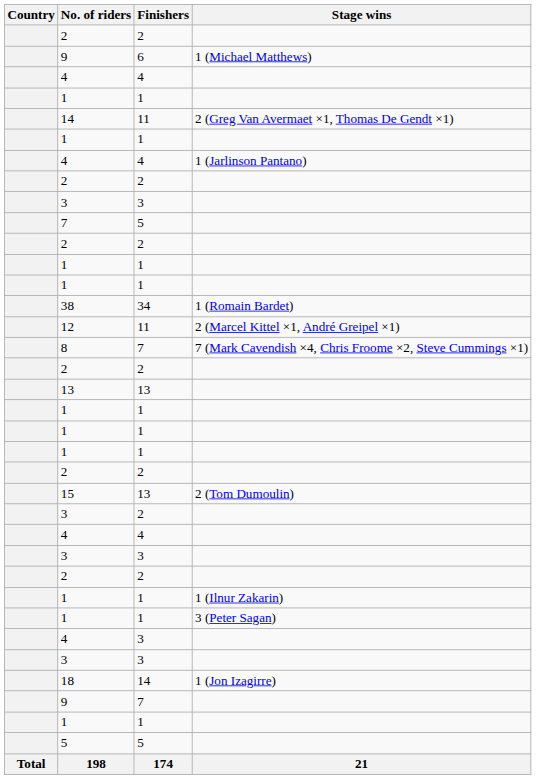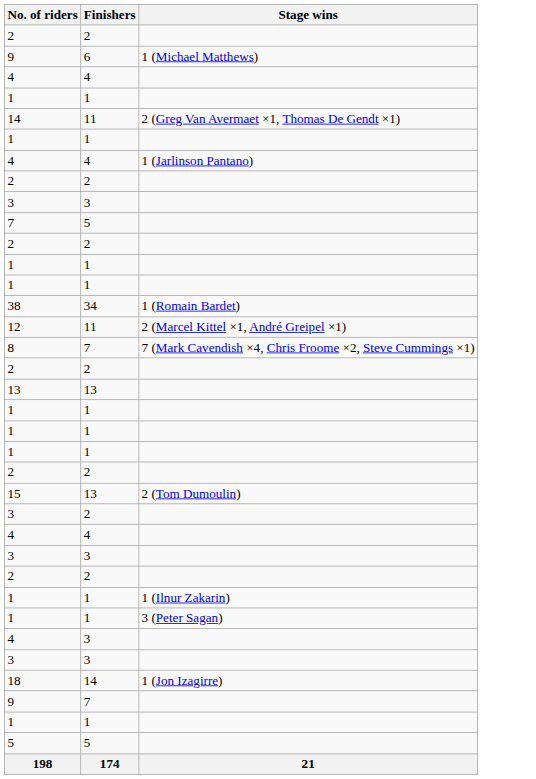- column: (31, 14)
